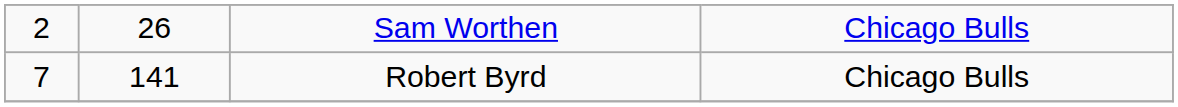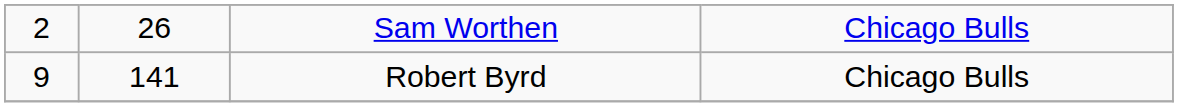(41, 76) 7 -> (41, 76) 9
